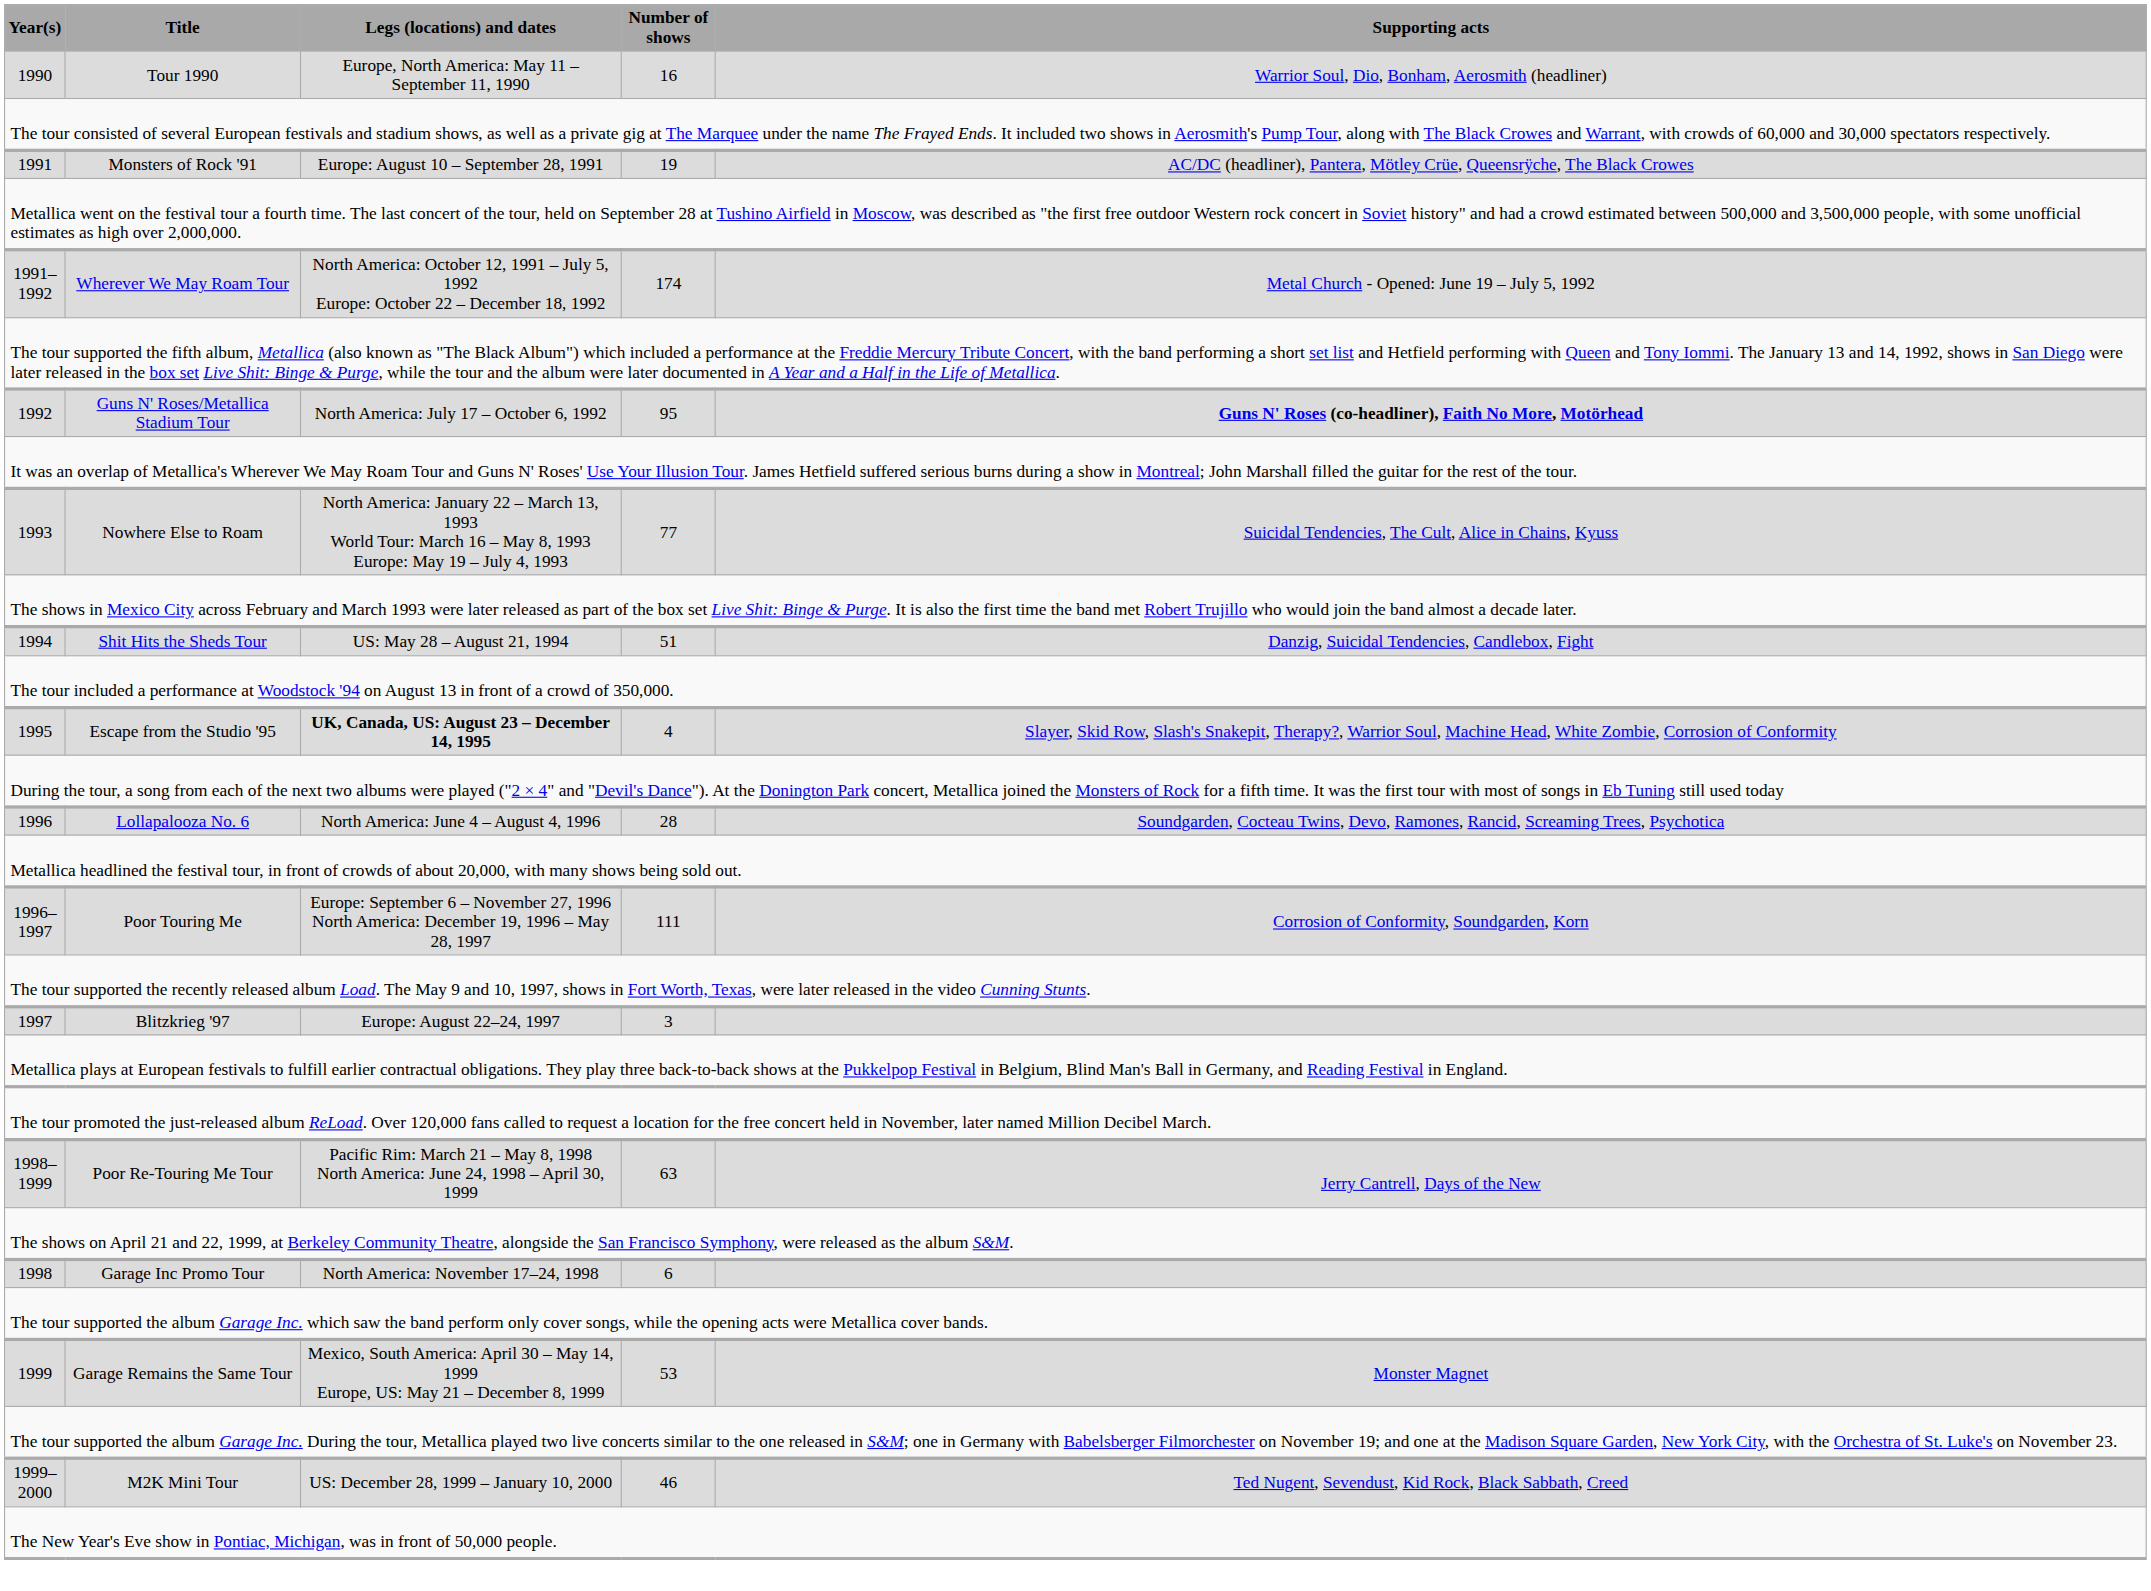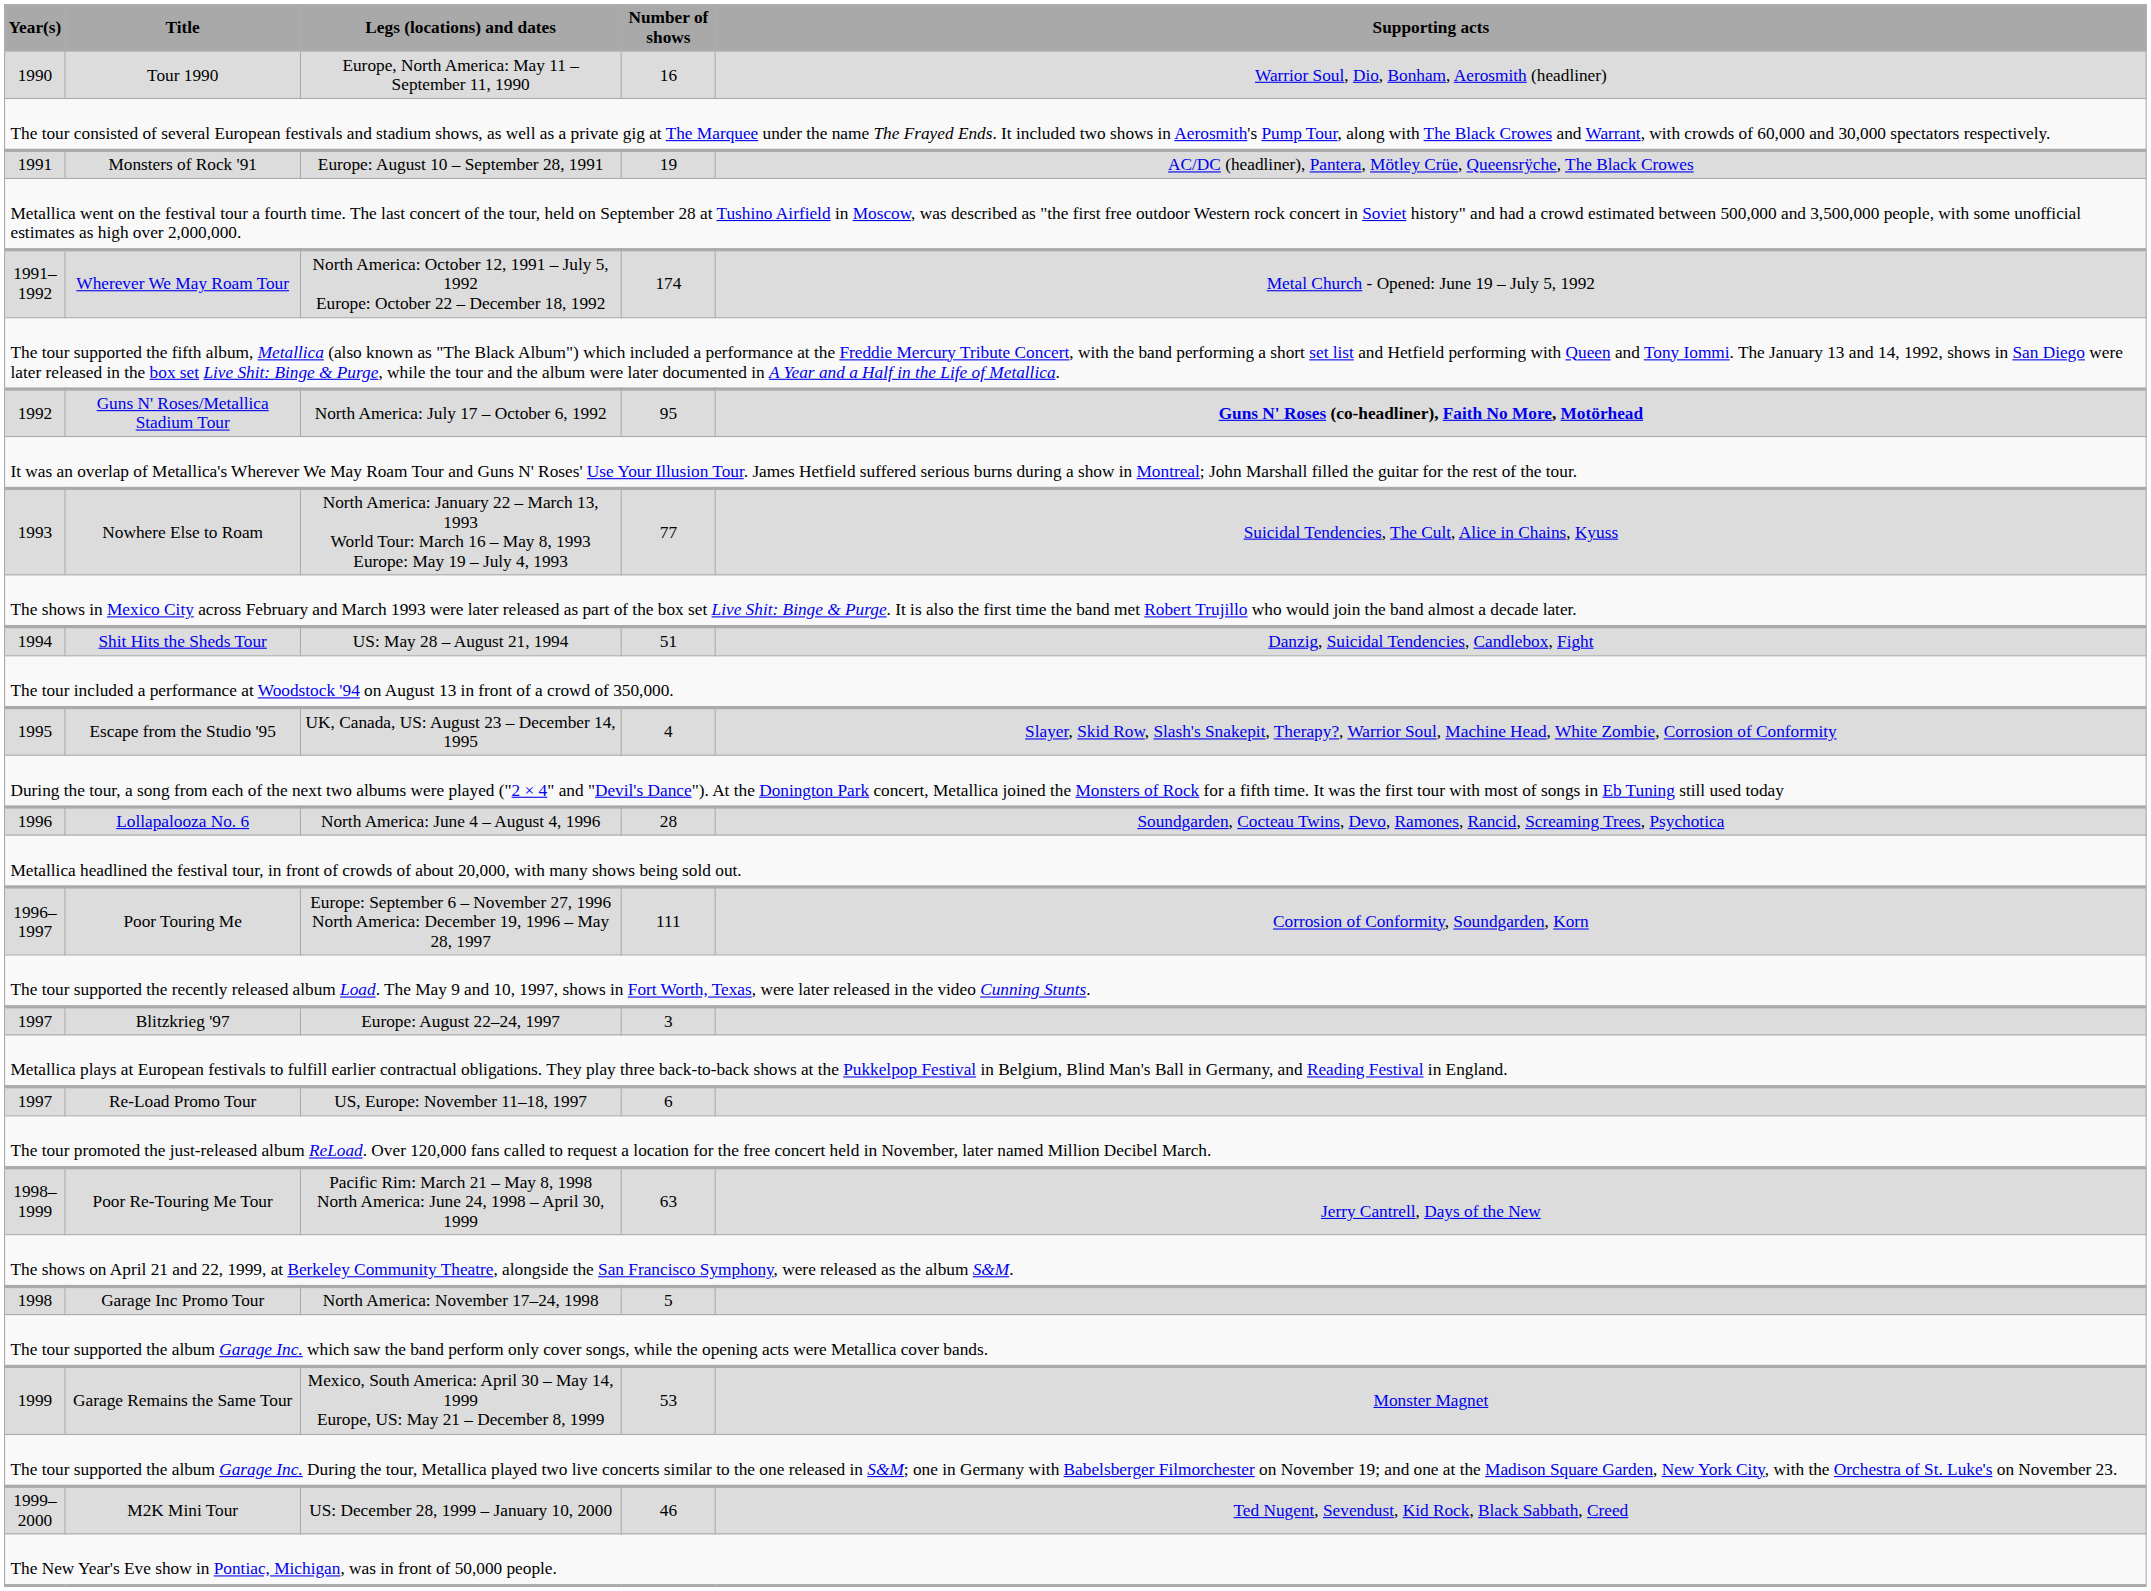(461, 731) bold -> (461, 731) normal
+ row: (183, 1101)
(668, 1273) 6 -> (668, 1301) 5
